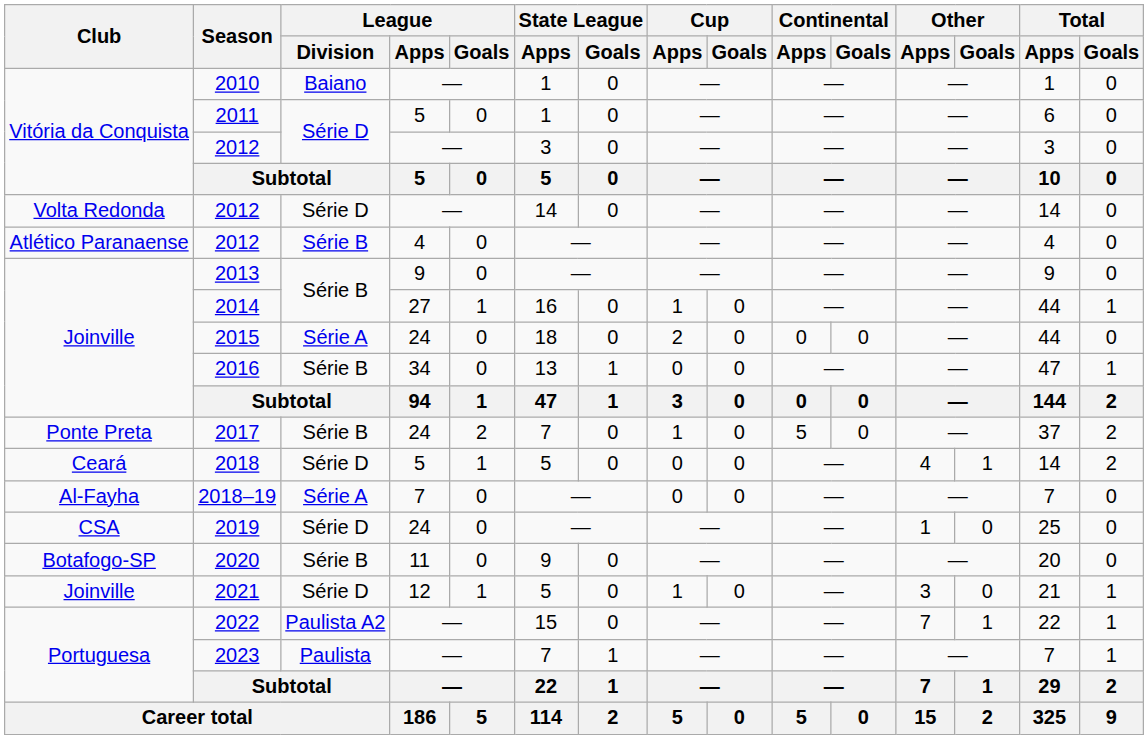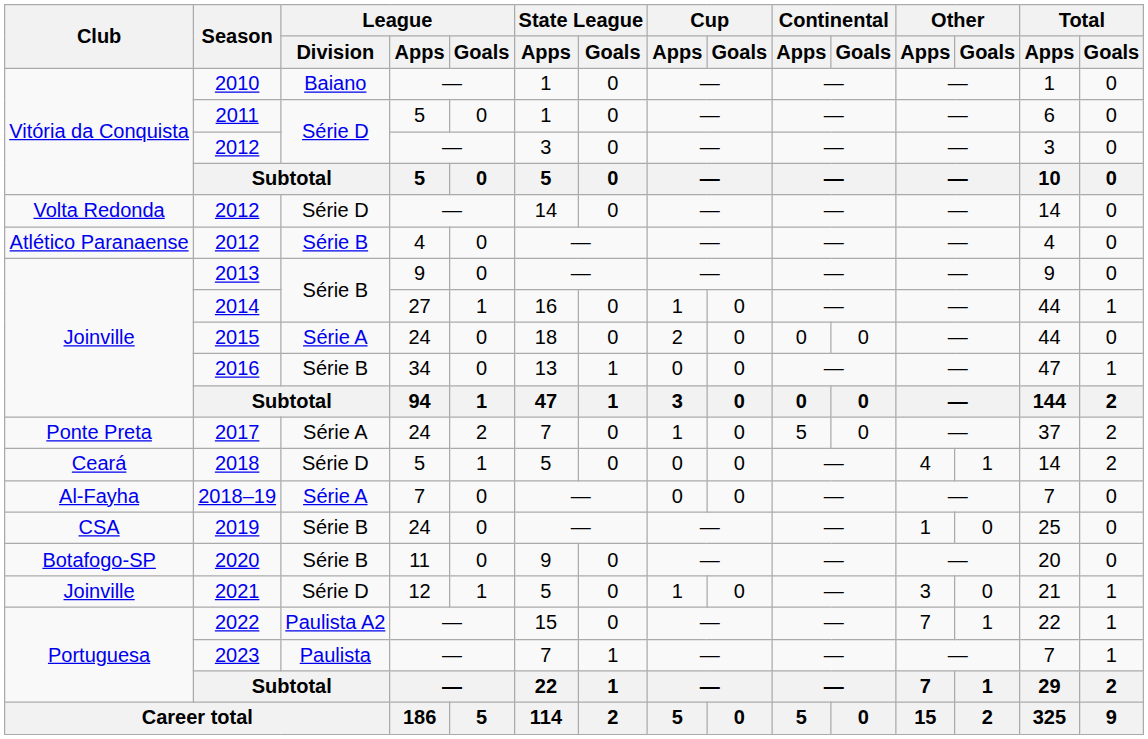(335, 432) Série B -> (335, 432) Série A
(335, 527) Série D -> (335, 527) Série B
